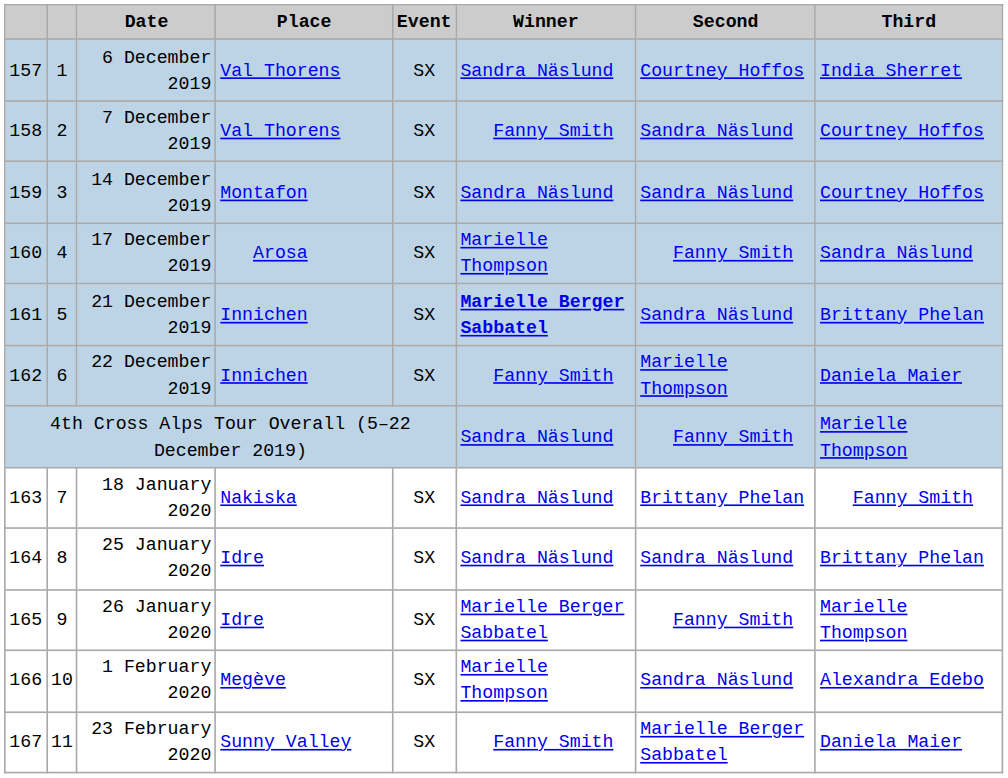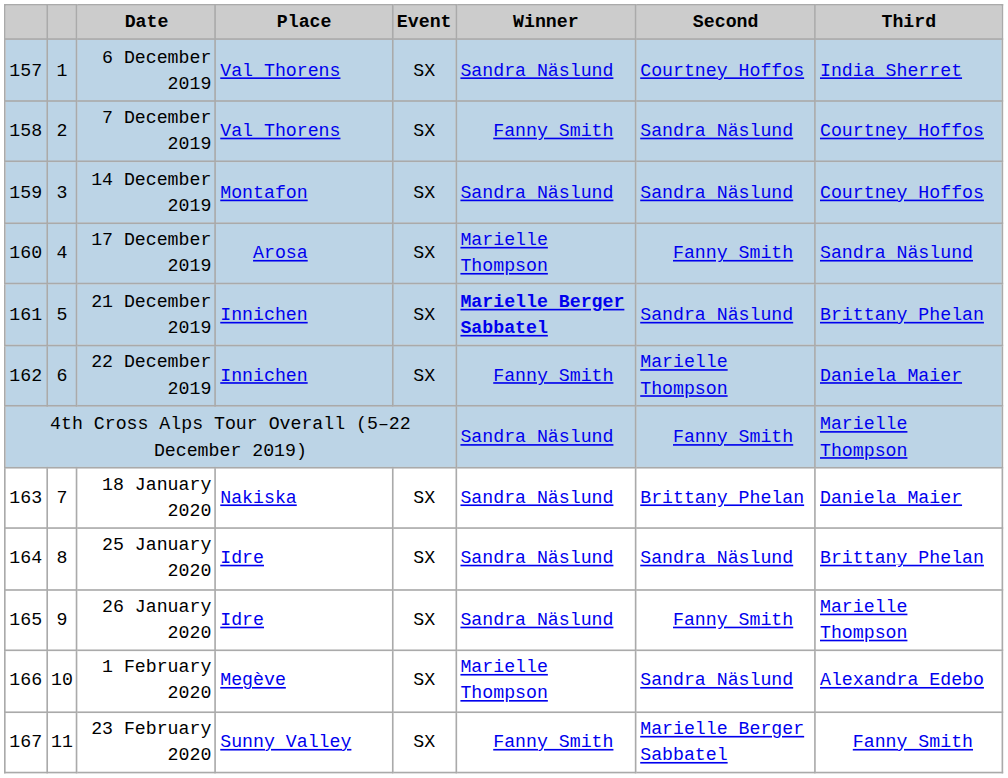(897, 498) Fanny Smith -> (891, 498) Daniela Maier
(542, 620) Marielle Berger Sabbatel -> (537, 620) Sandra Näslund
(891, 742) Daniela Maier -> (897, 742) Fanny Smith
